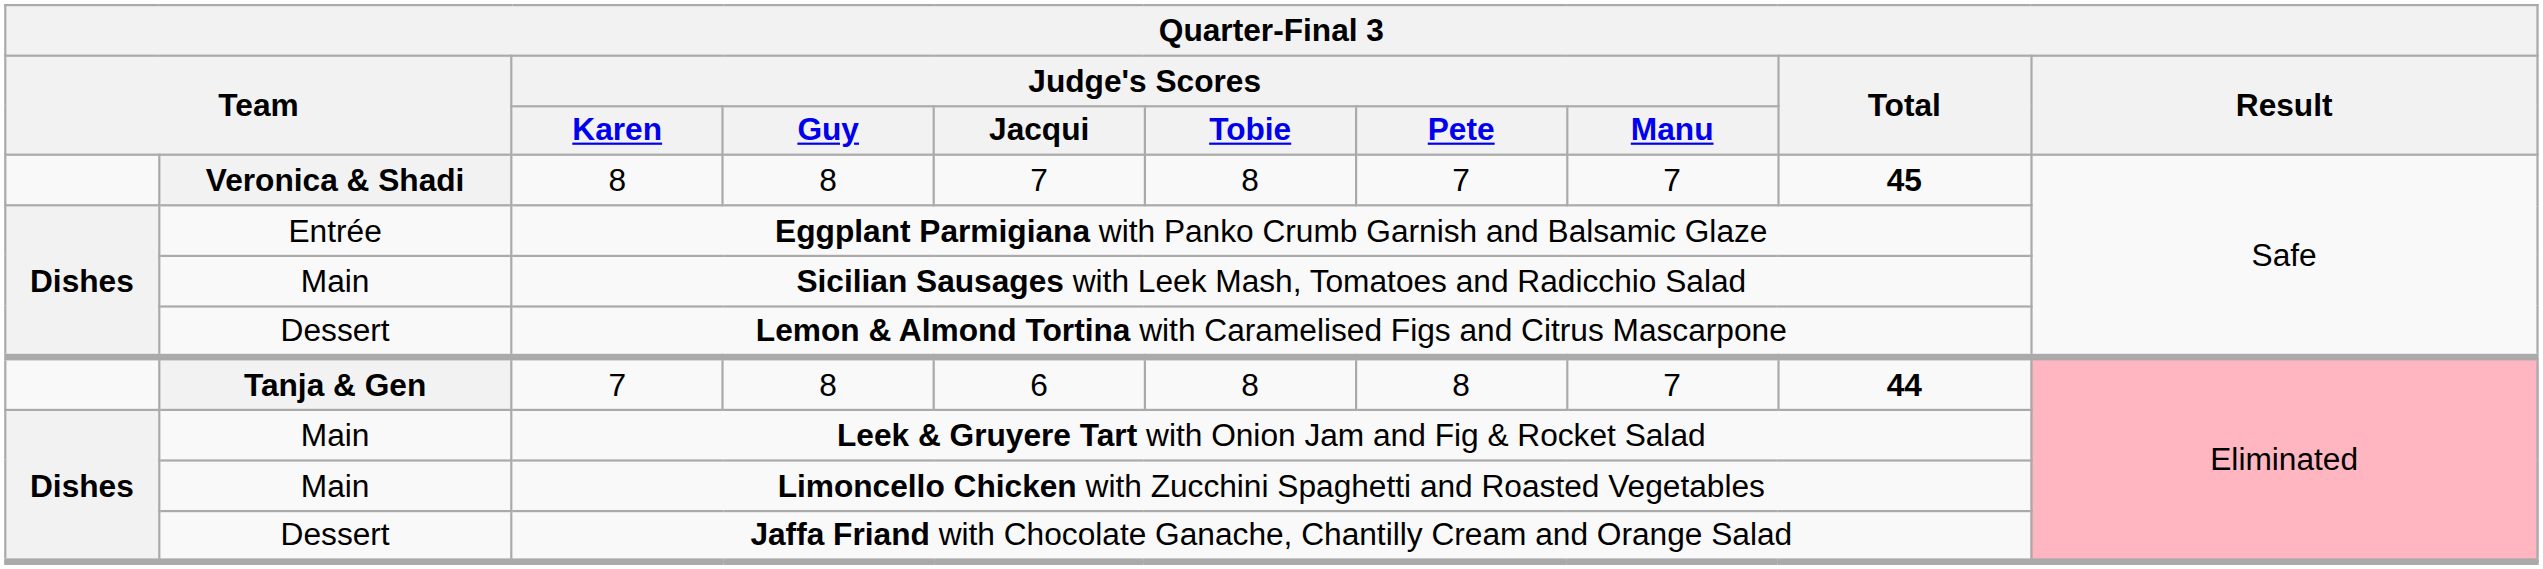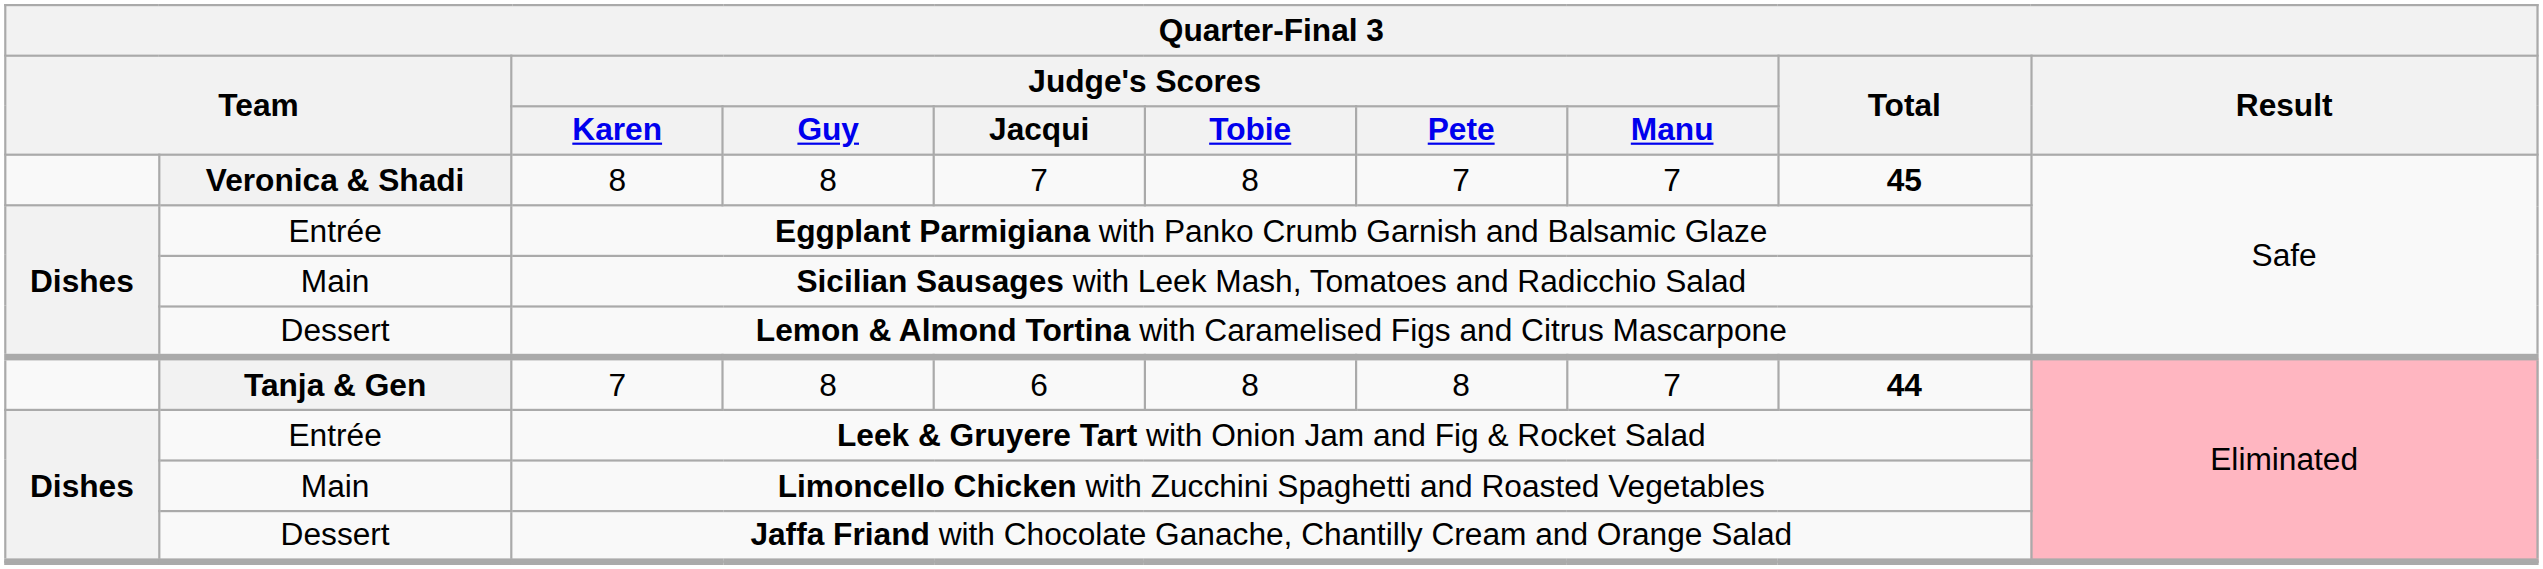(335, 435) Main -> (335, 435) Entrée
